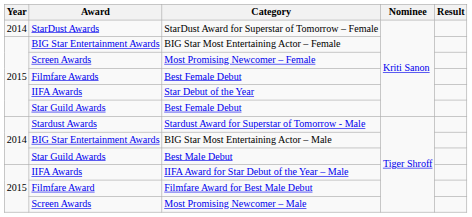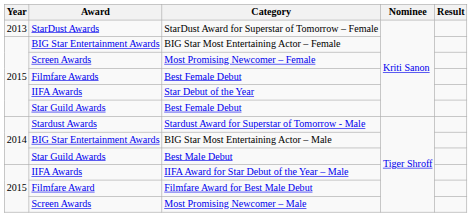(17, 28) 2014 -> (17, 28) 2013
